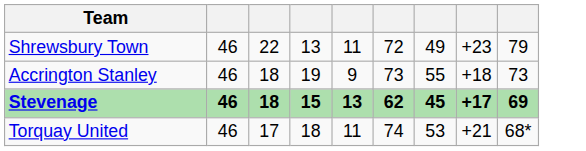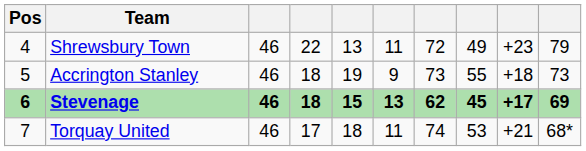+ column: (25, 18)
